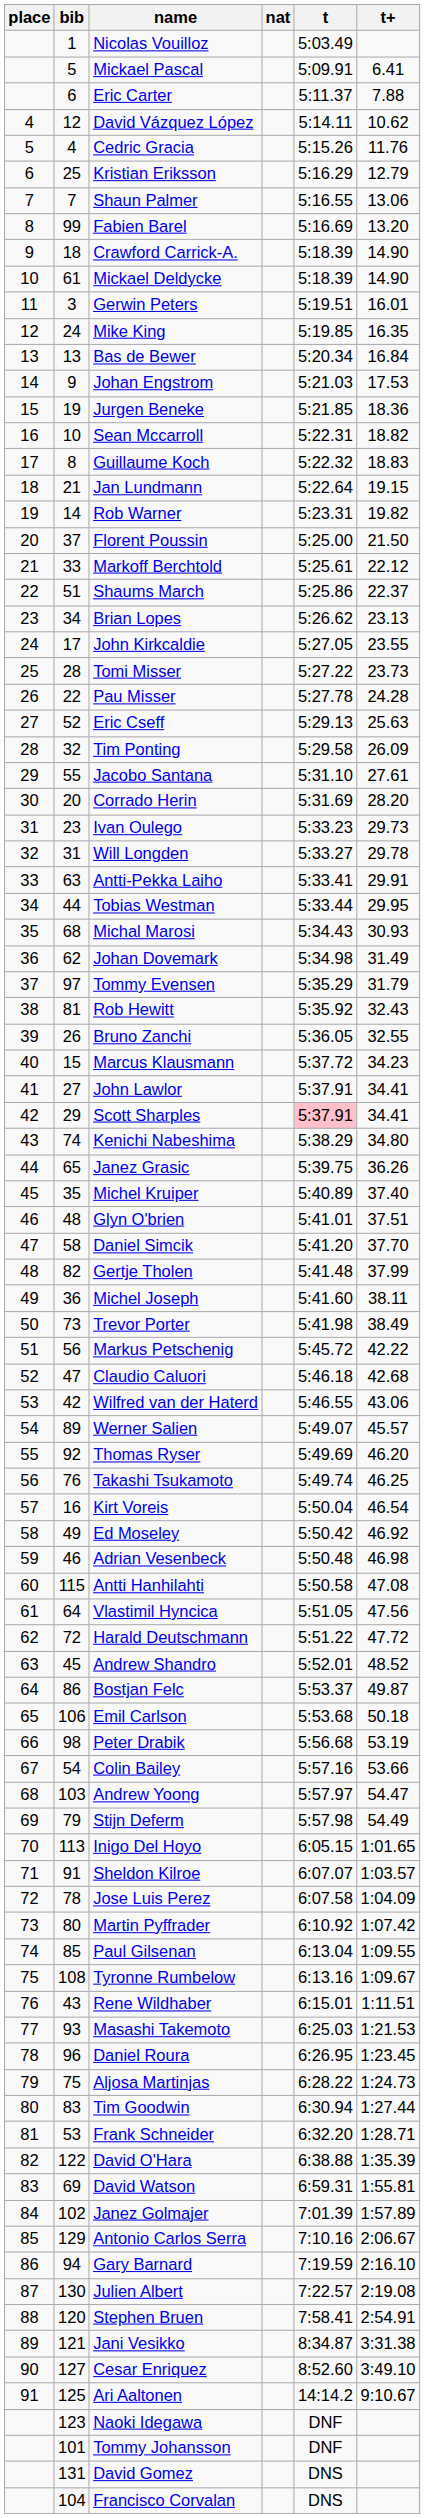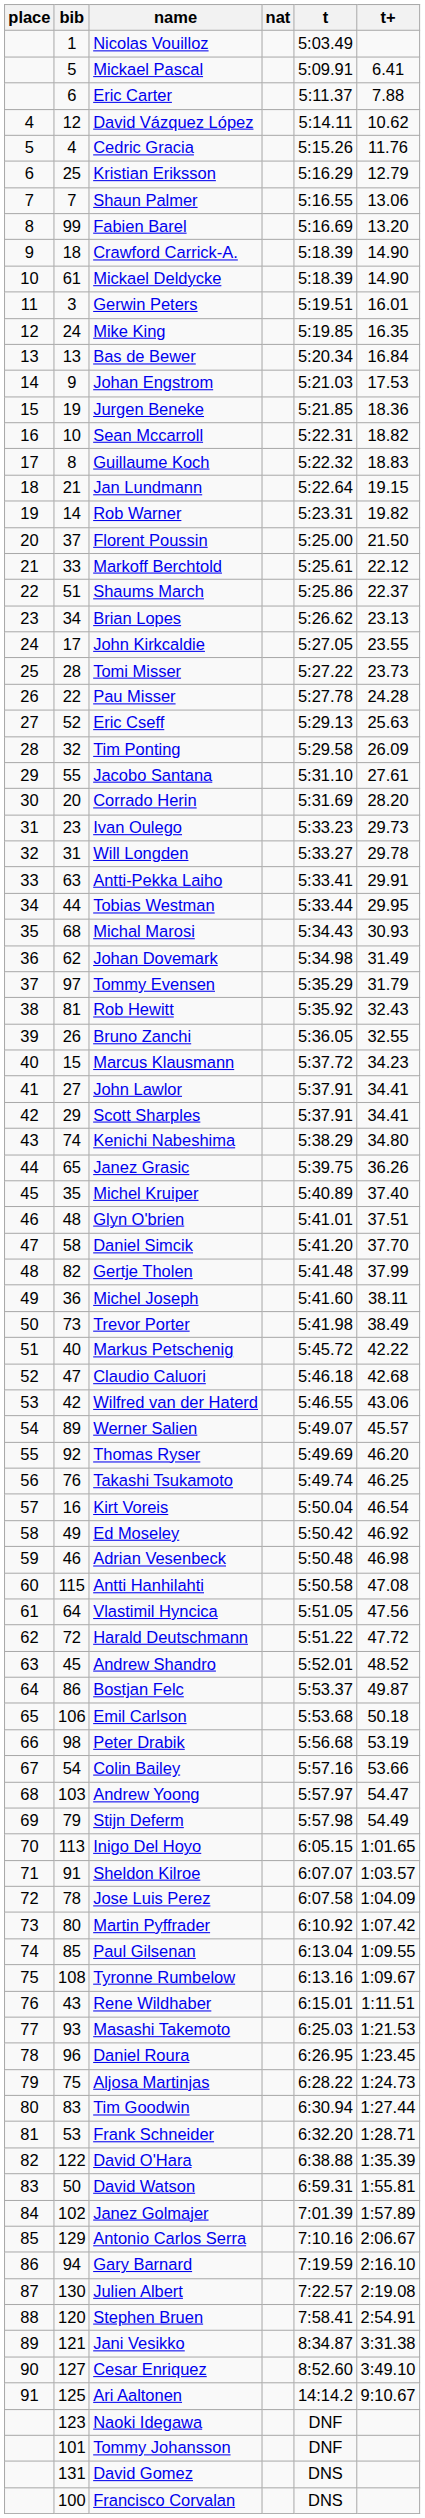(325, 1115) pink background -> (325, 1115) no background
(72, 1350) 56 -> (72, 1350) 40
(72, 2186) 69 -> (72, 2186) 50
(72, 2500) 104 -> (72, 2500) 100
